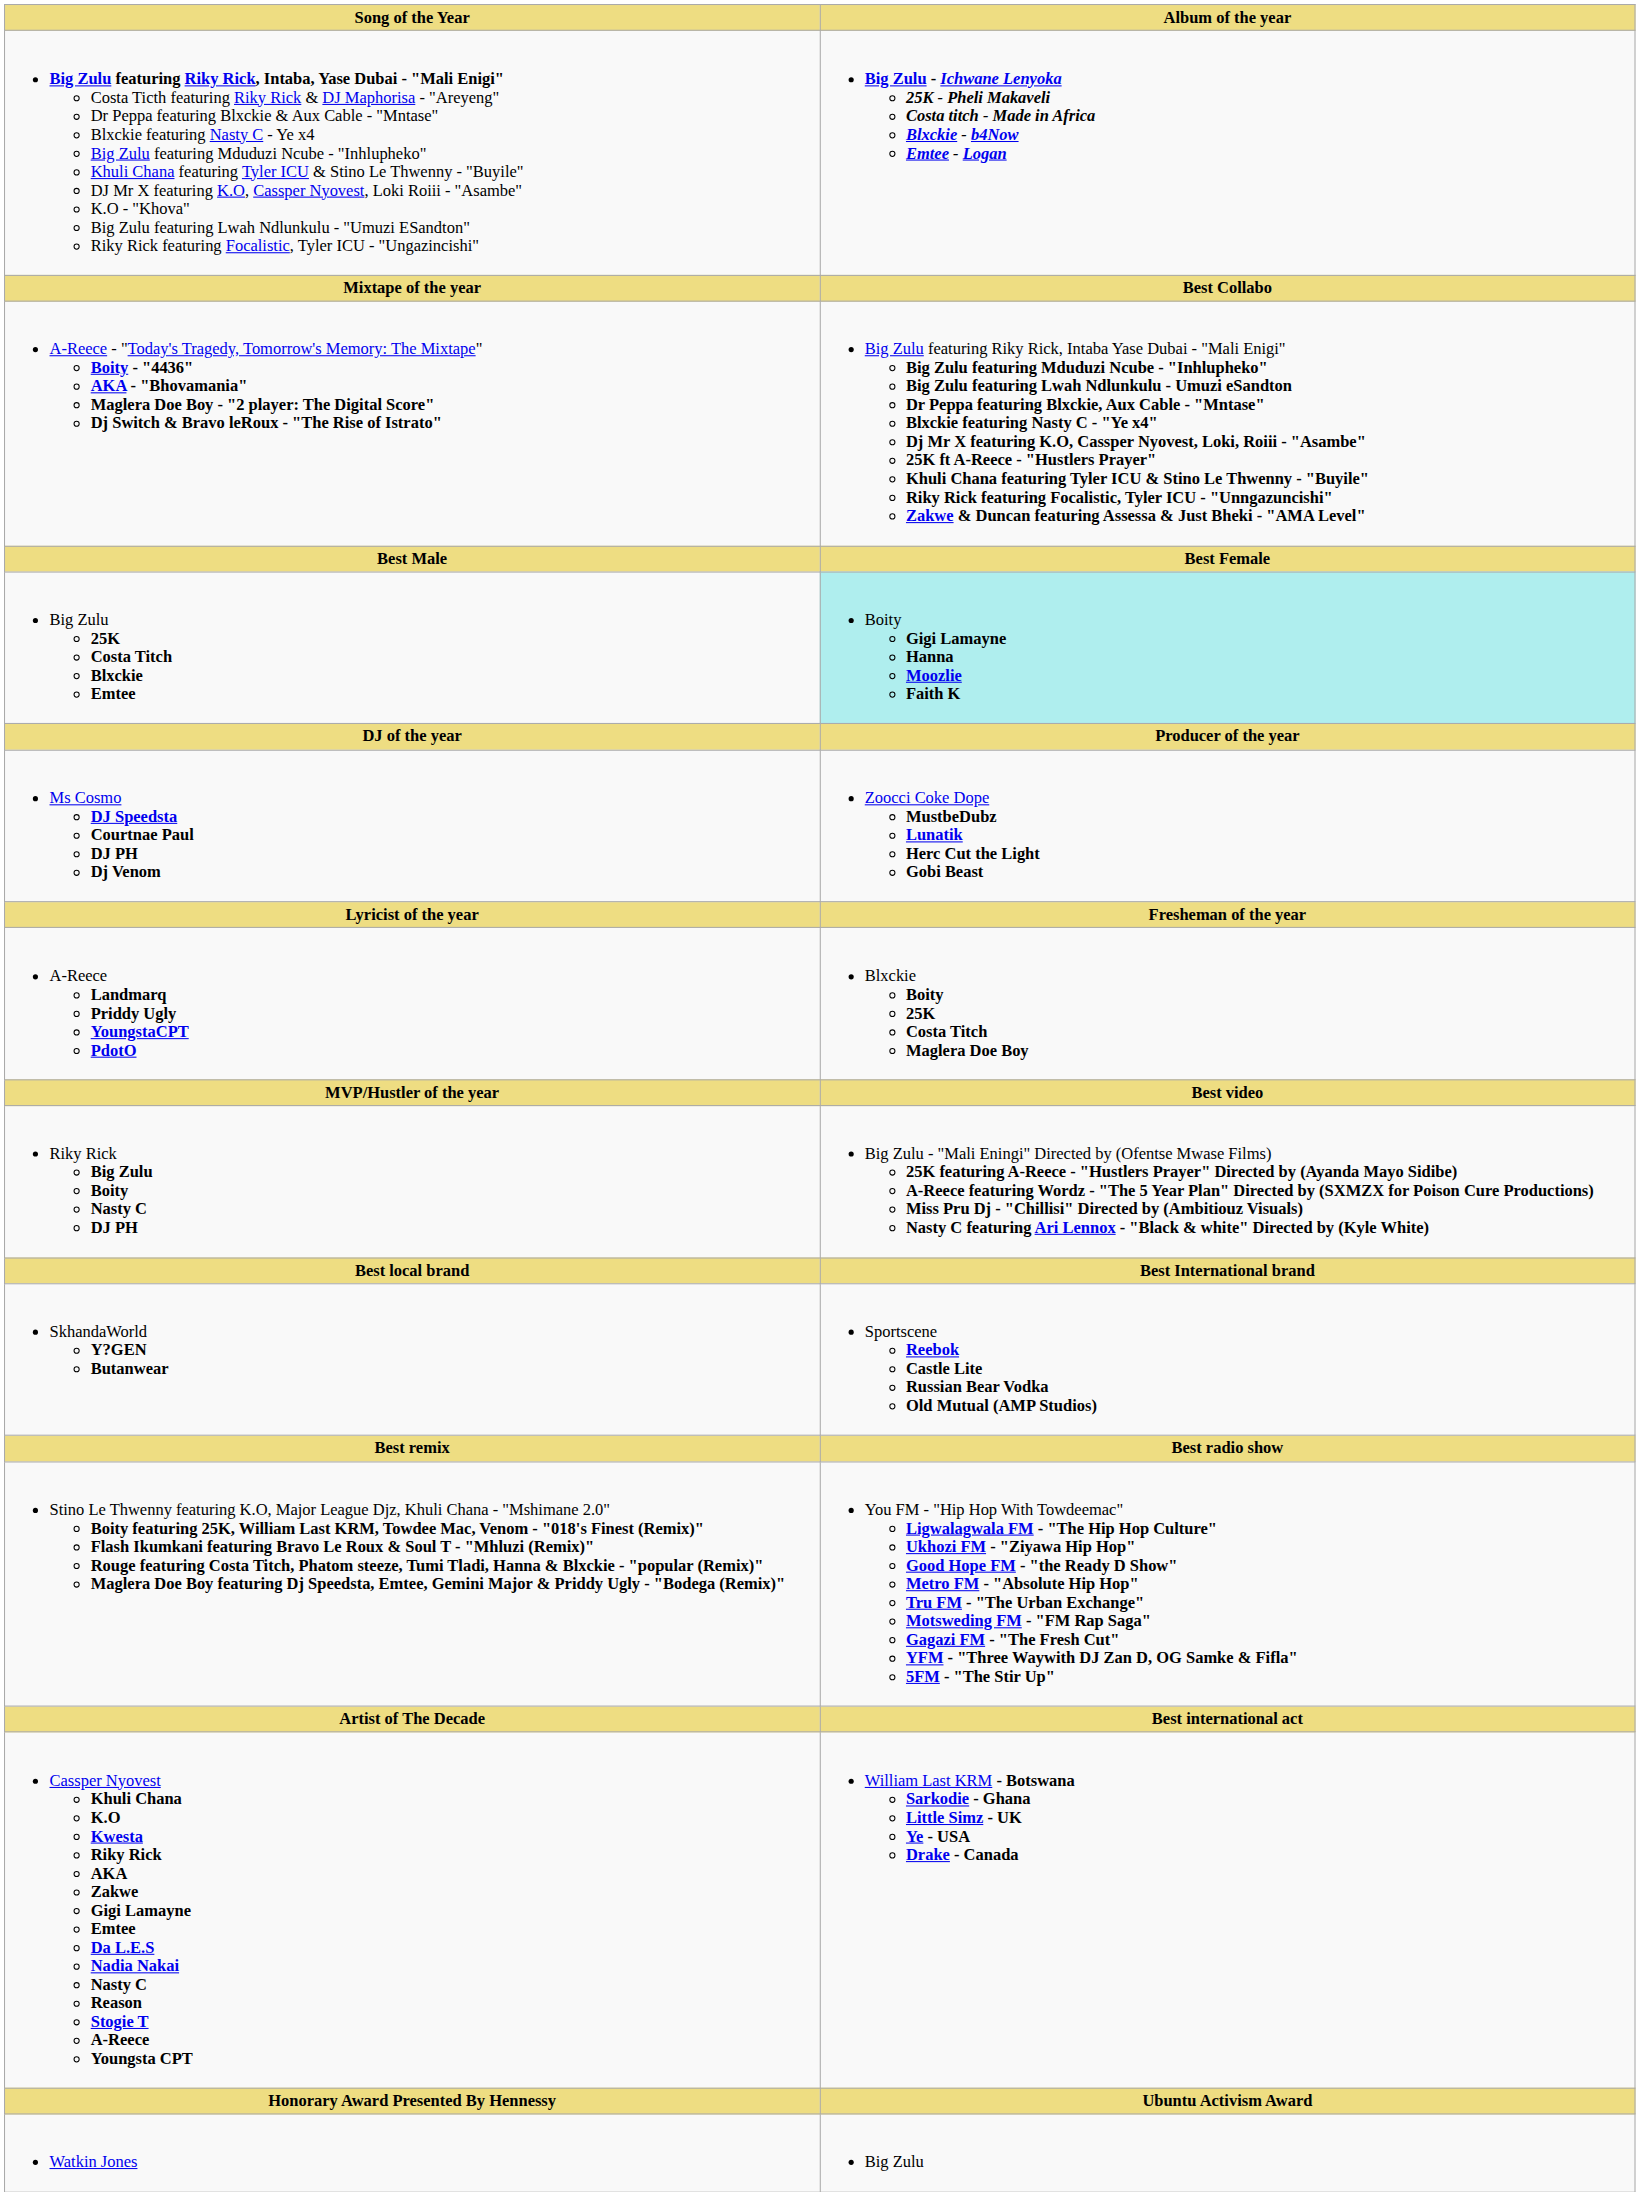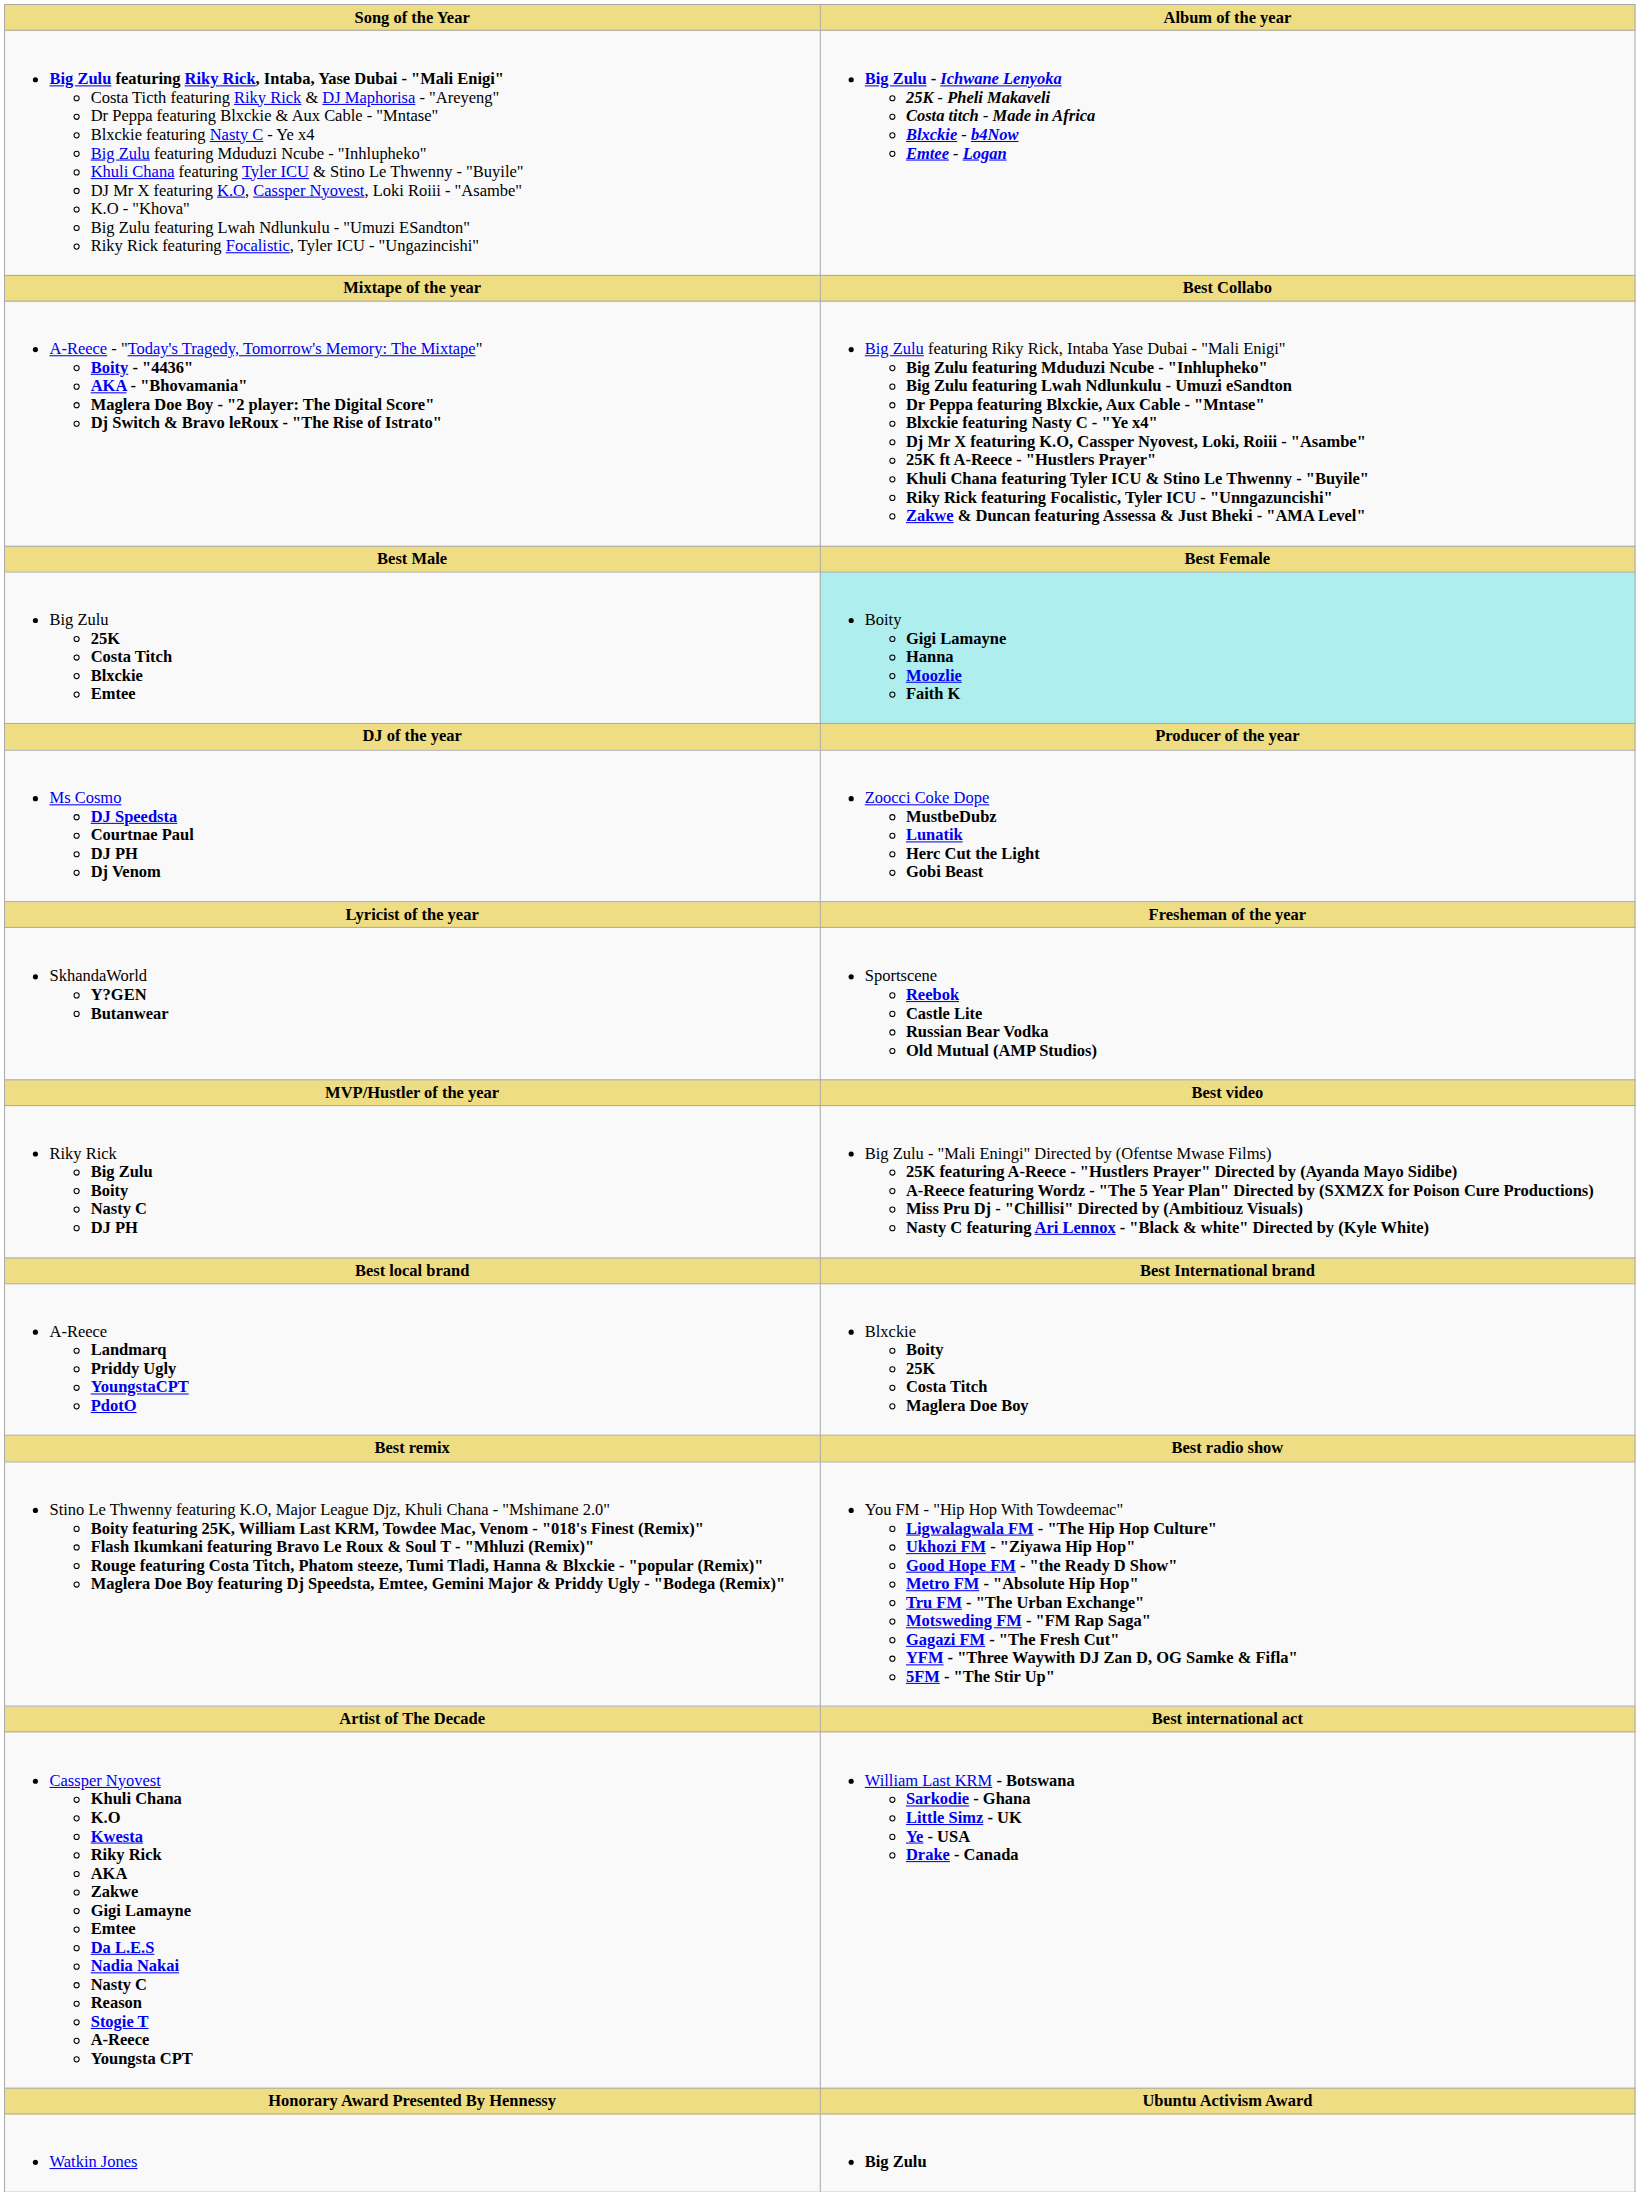rows swapped: (412, 1013) <-> (412, 1350)
(1227, 2162) normal -> (1227, 2162) bold
